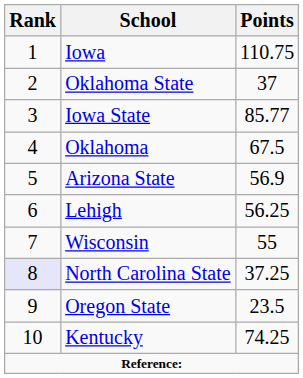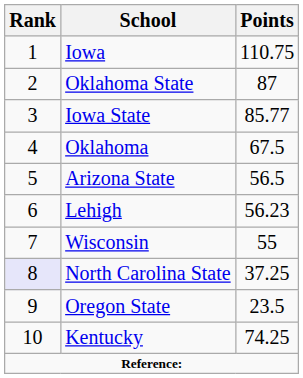(267, 83) 37 -> (267, 83) 87
(267, 178) 56.9 -> (267, 178) 56.5
(267, 210) 56.25 -> (267, 210) 56.23
